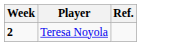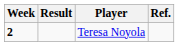+ column: (56, 13)
